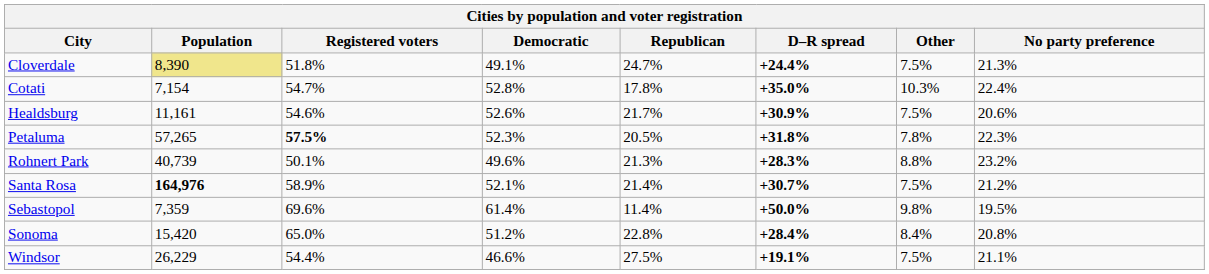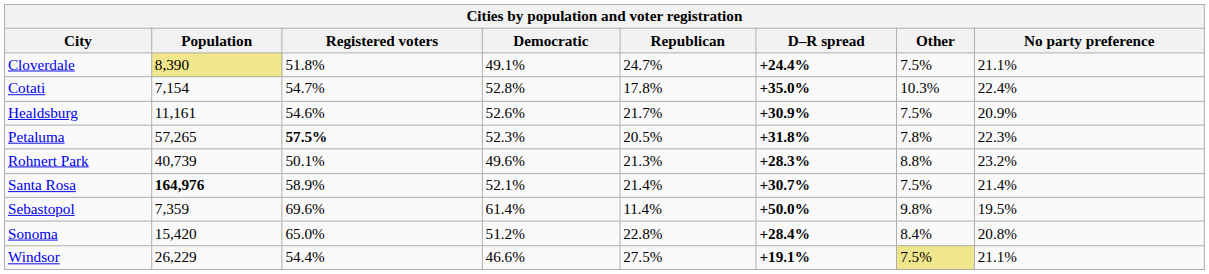(997, 64) 21.3% -> (997, 64) 21.1%
(997, 112) 20.6% -> (997, 112) 20.9%
(997, 185) 21.2% -> (997, 185) 21.4%
(916, 257) no background -> (916, 257) khaki background
